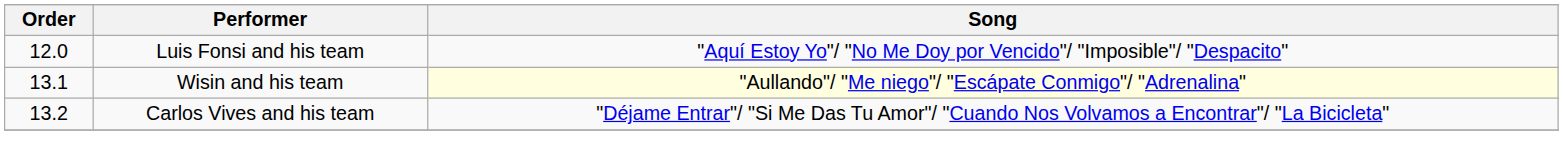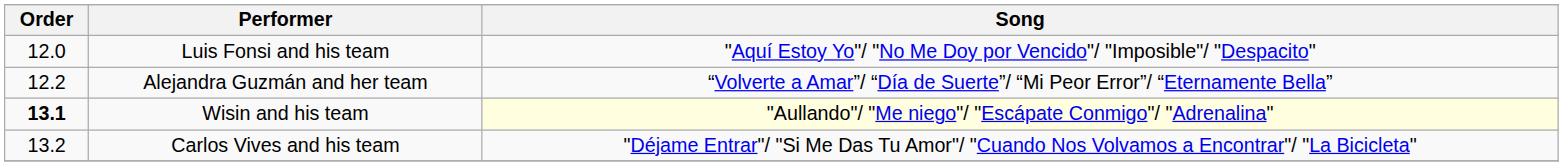+ row: (285, 82)
(49, 82) normal -> (47, 113) bold
